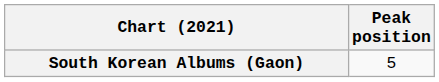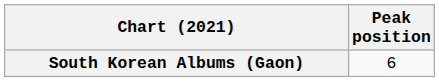(391, 64) 5 -> (391, 64) 6
